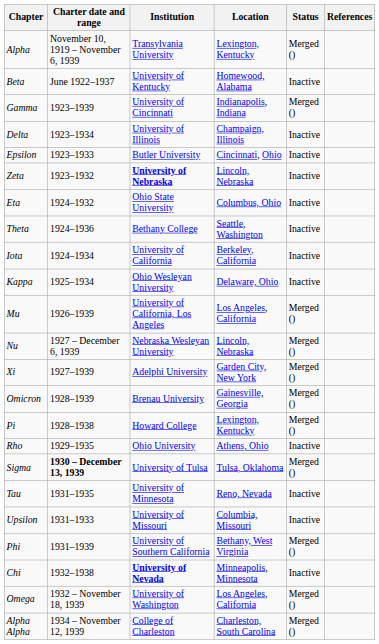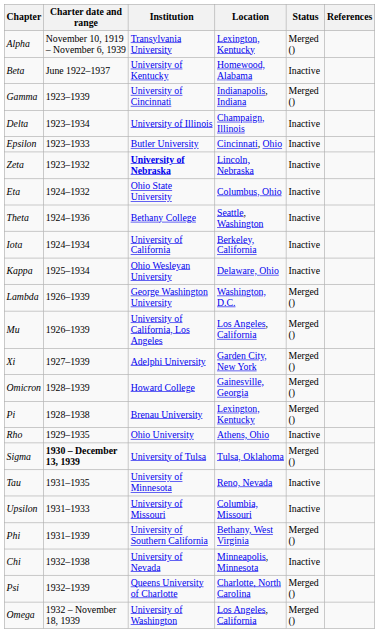+ row: (23, 297)
- row: (12, 346)
(168, 399) Brenau University -> (163, 388) Howard College
(164, 425) Howard College -> (167, 414) Brenau University
(159, 573) bold -> (157, 562) normal
+ row: (13, 588)
- row: (18, 626)
